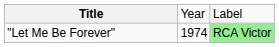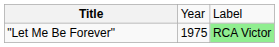(194, 33) 1974 -> (194, 33) 1975
